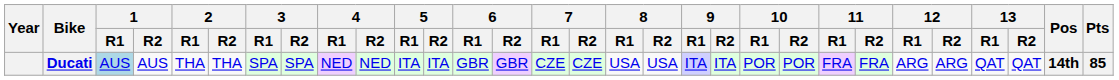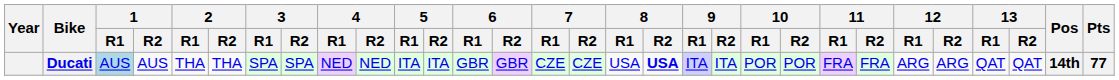(662, 64) normal -> (663, 64) bold
(1098, 64) 85 -> (1099, 64) 77
